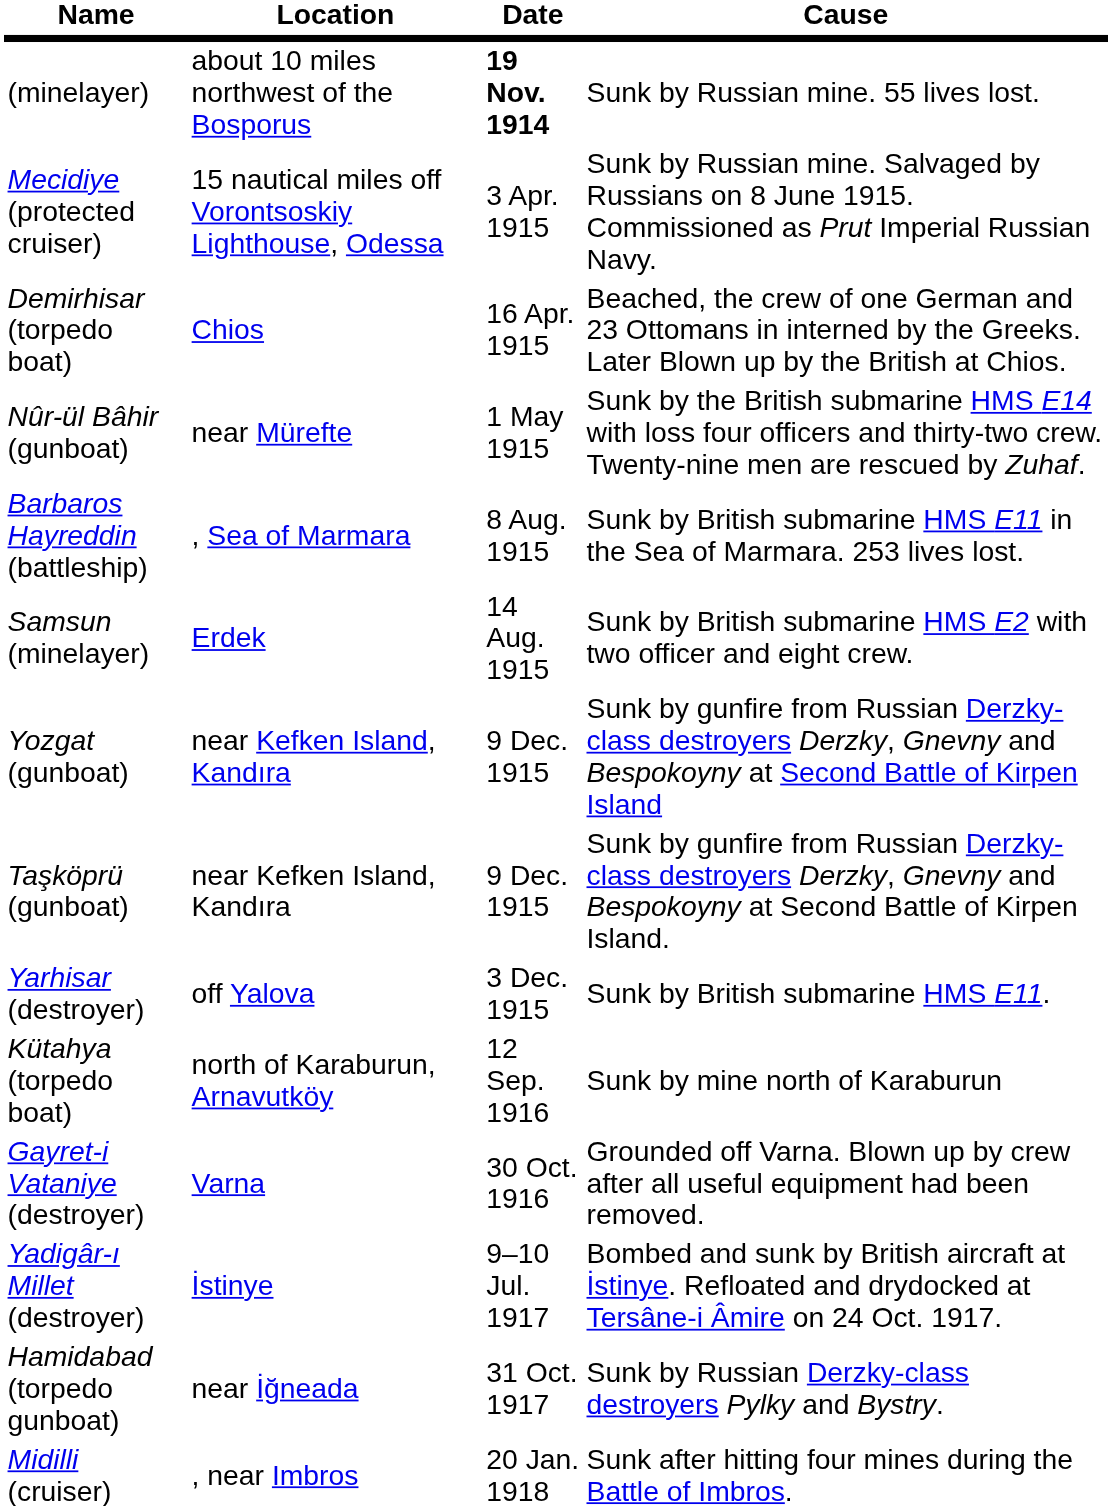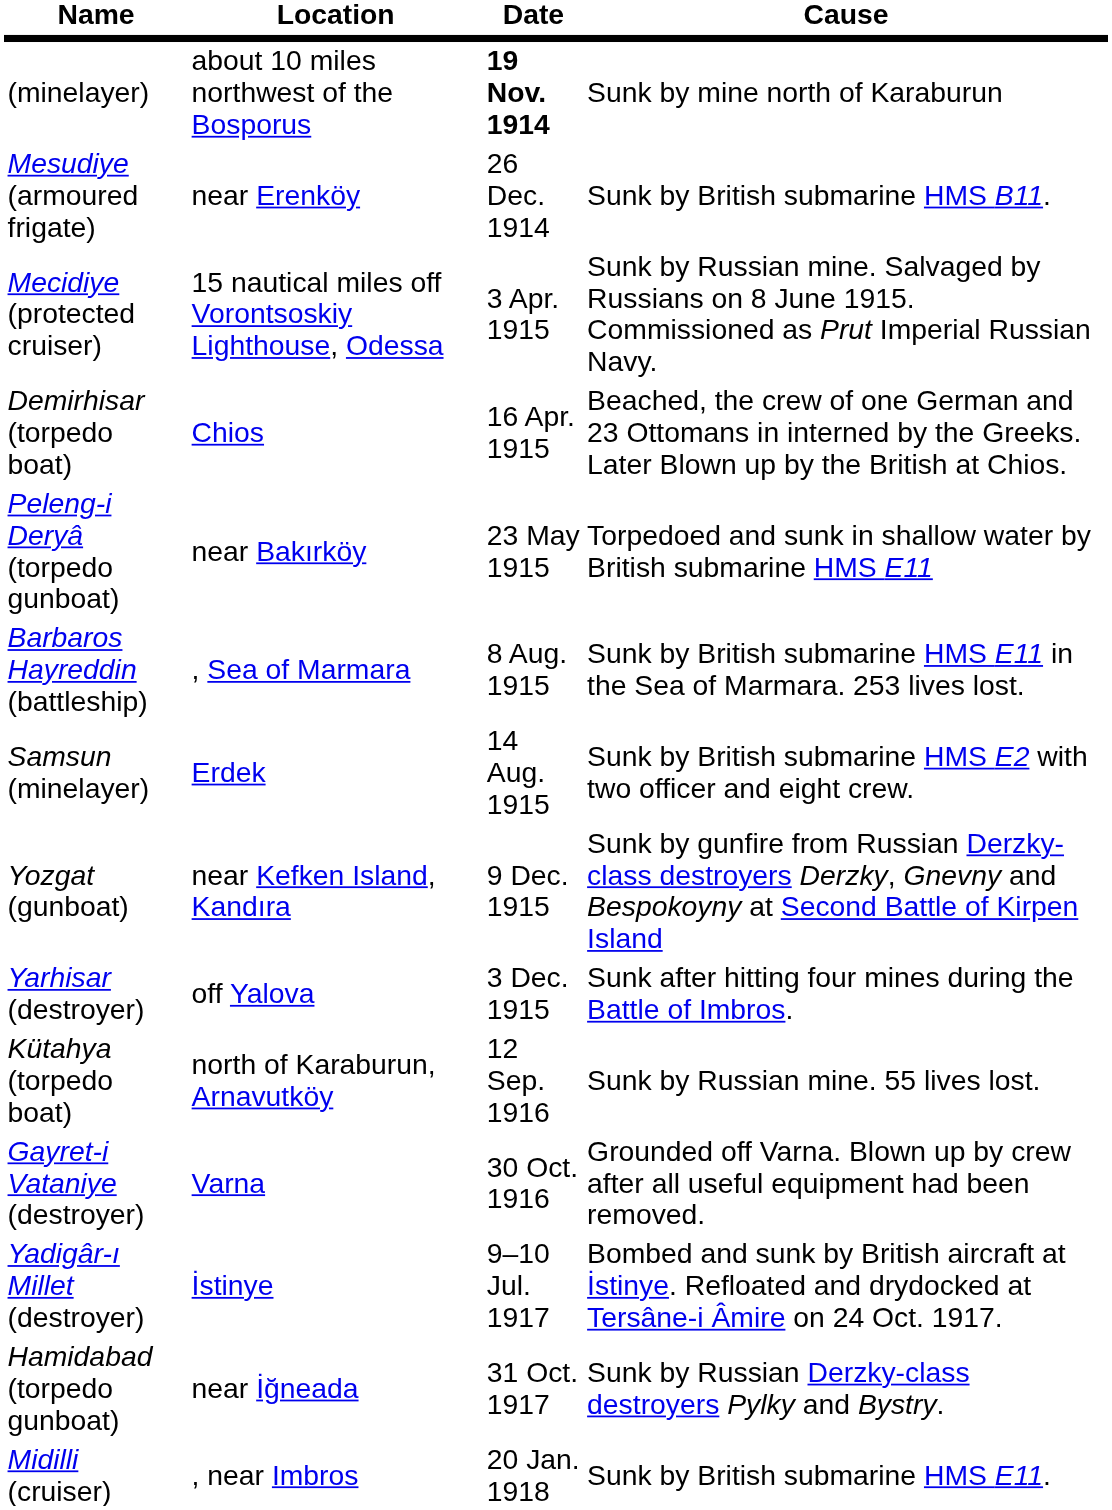(813, 92) Sunk by Russian mine. 55 lives lost. -> (795, 92) Sunk by mine north of Karaburun
+ row: (73, 195)
+ row: (63, 551)
- row: (83, 432)
- row: (68, 891)
(818, 993) Sunk by British submarine HMS E11. -> (830, 993) Sunk after hitting four mines during the Battle of Imbros.
(794, 1080) Sunk by mine north of Karaburun -> (814, 1080) Sunk by Russian mine. 55 lives lost.
(830, 1475) Sunk after hitting four mines during the Battle of Imbros. -> (819, 1475) Sunk by British submarine HMS E11.
